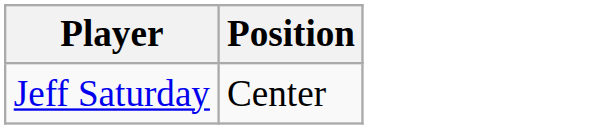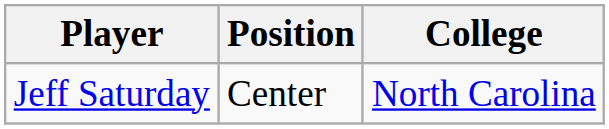+ column: (484, 33)
